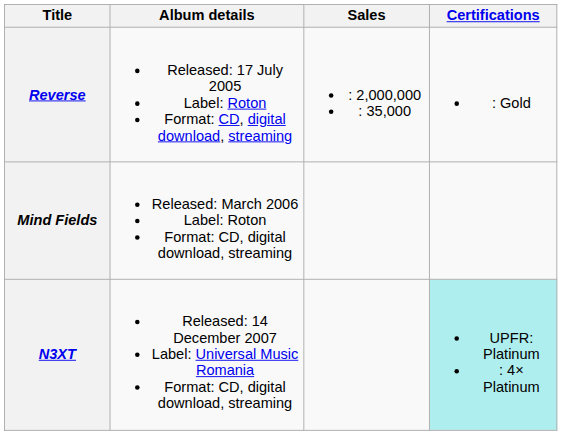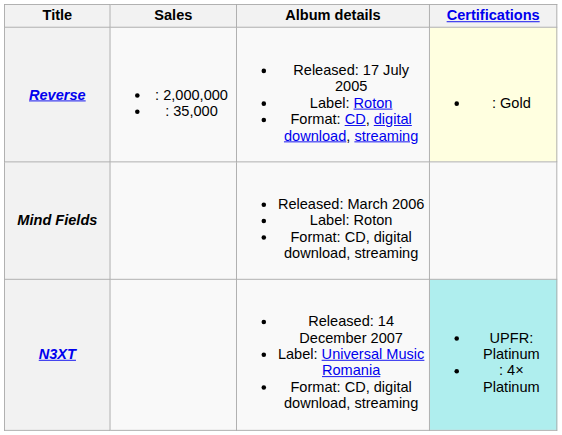columns swapped: (207, 16) <-> (366, 16)
(493, 103) no background -> (493, 103) lightyellow background
